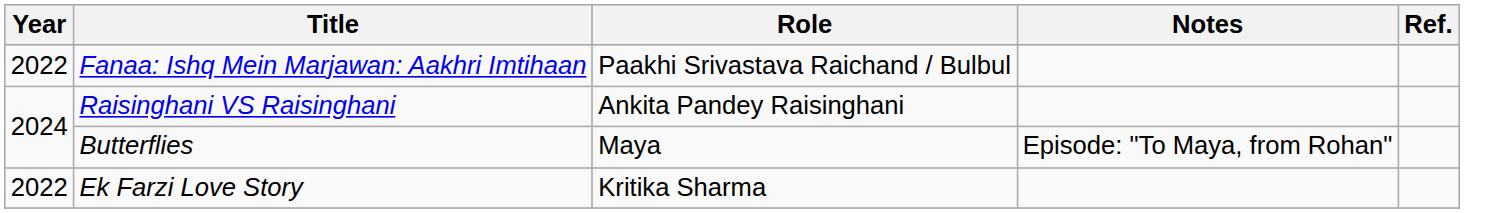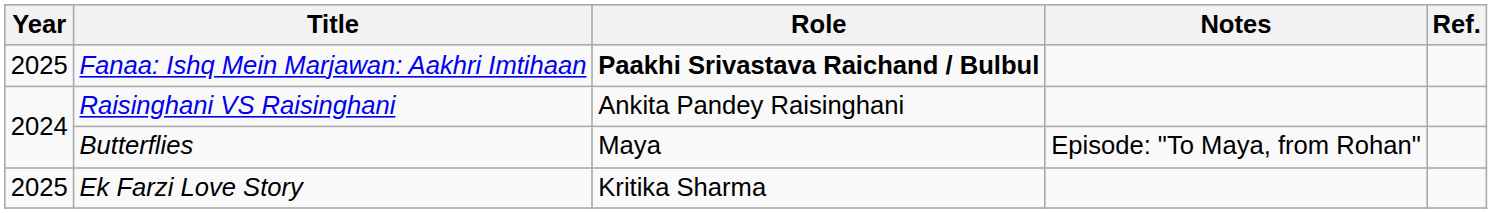(39, 65) 2022 -> (39, 65) 2025
(805, 65) normal -> (819, 65) bold
(39, 187) 2022 -> (39, 187) 2025
